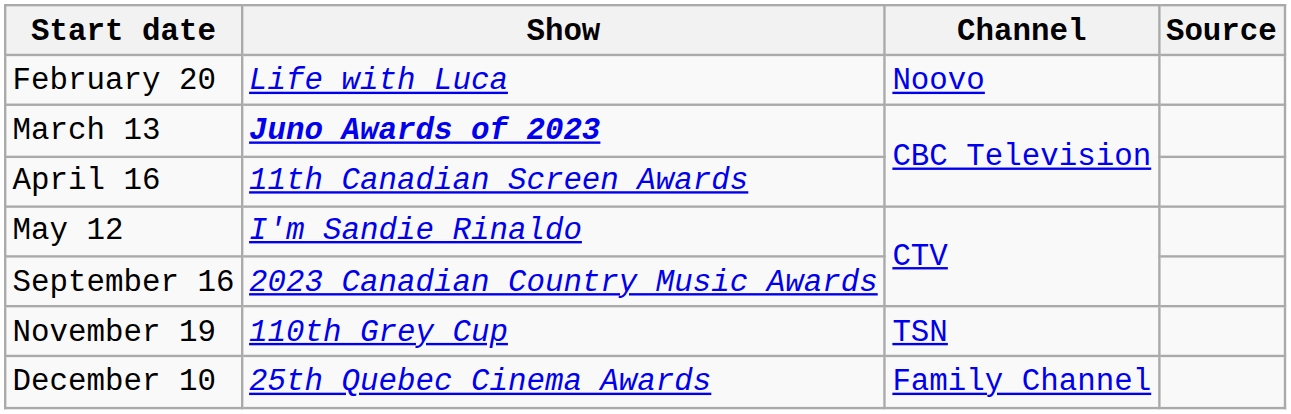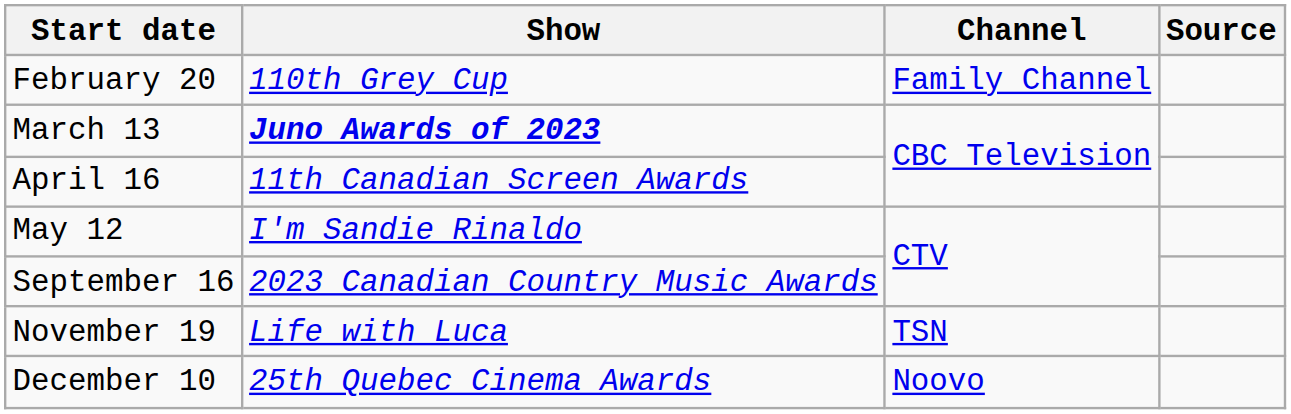(378, 81) Life with Luca -> (378, 81) 110th Grey Cup
(939, 81) Noovo -> (1022, 81) Family Channel
(378, 332) 110th Grey Cup -> (378, 332) Life with Luca
(1022, 382) Family Channel -> (939, 382) Noovo
